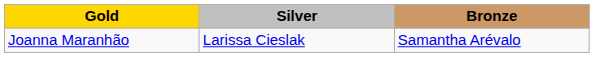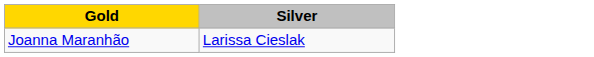- column: (492, 16)
